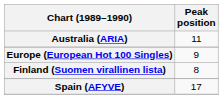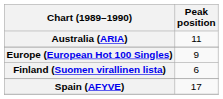(196, 70) 8 -> (196, 70) 6
